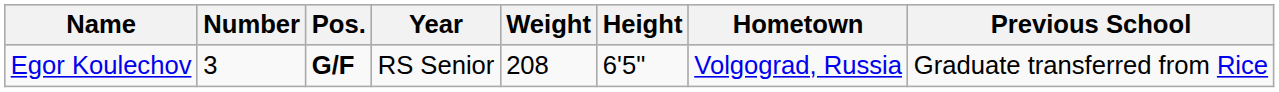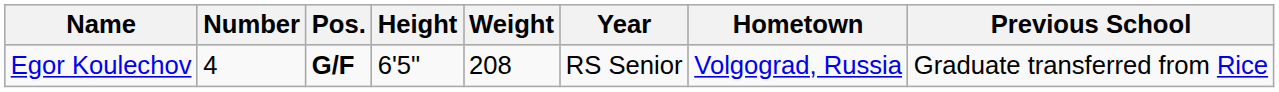columns swapped: (643, 24) <-> (436, 24)
(210, 65) 3 -> (210, 65) 4
